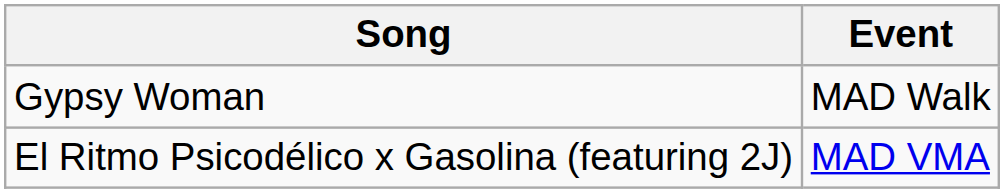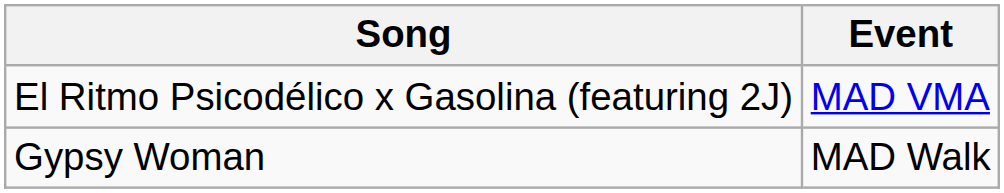rows swapped: (140, 95) <-> (404, 156)
